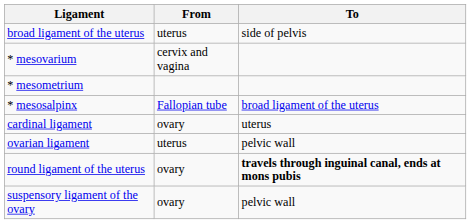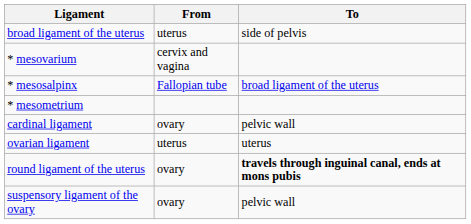rows swapped: (42, 104) <-> (45, 85)
(256, 124) uterus -> (268, 124) pelvic wall
(268, 143) pelvic wall -> (256, 143) uterus
